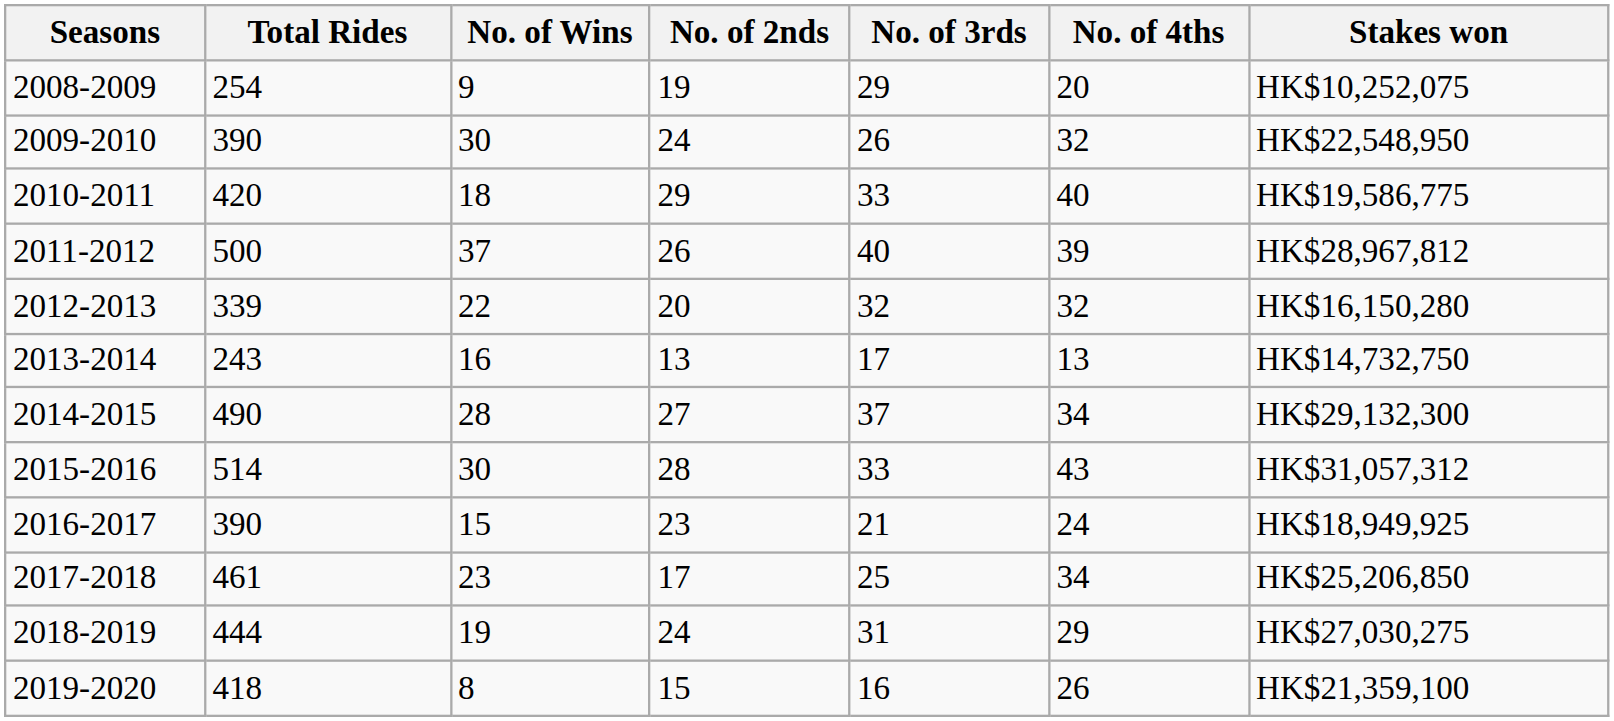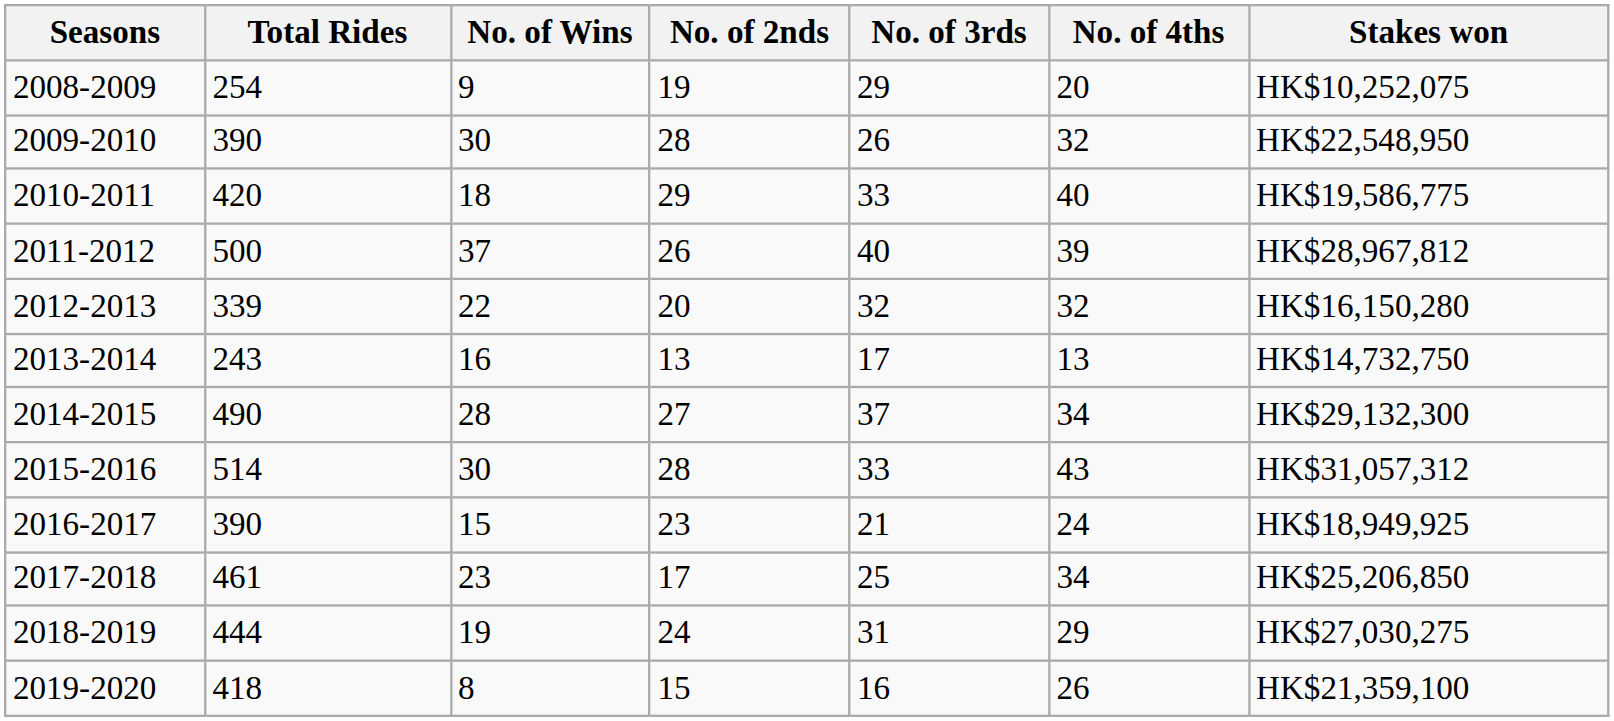(674, 141) 24 -> (674, 141) 28
